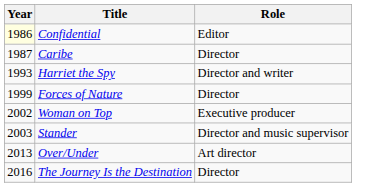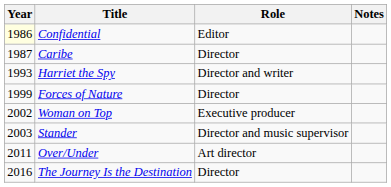+ column: (369, 14)
(20, 152) 2013 -> (20, 152) 2011
